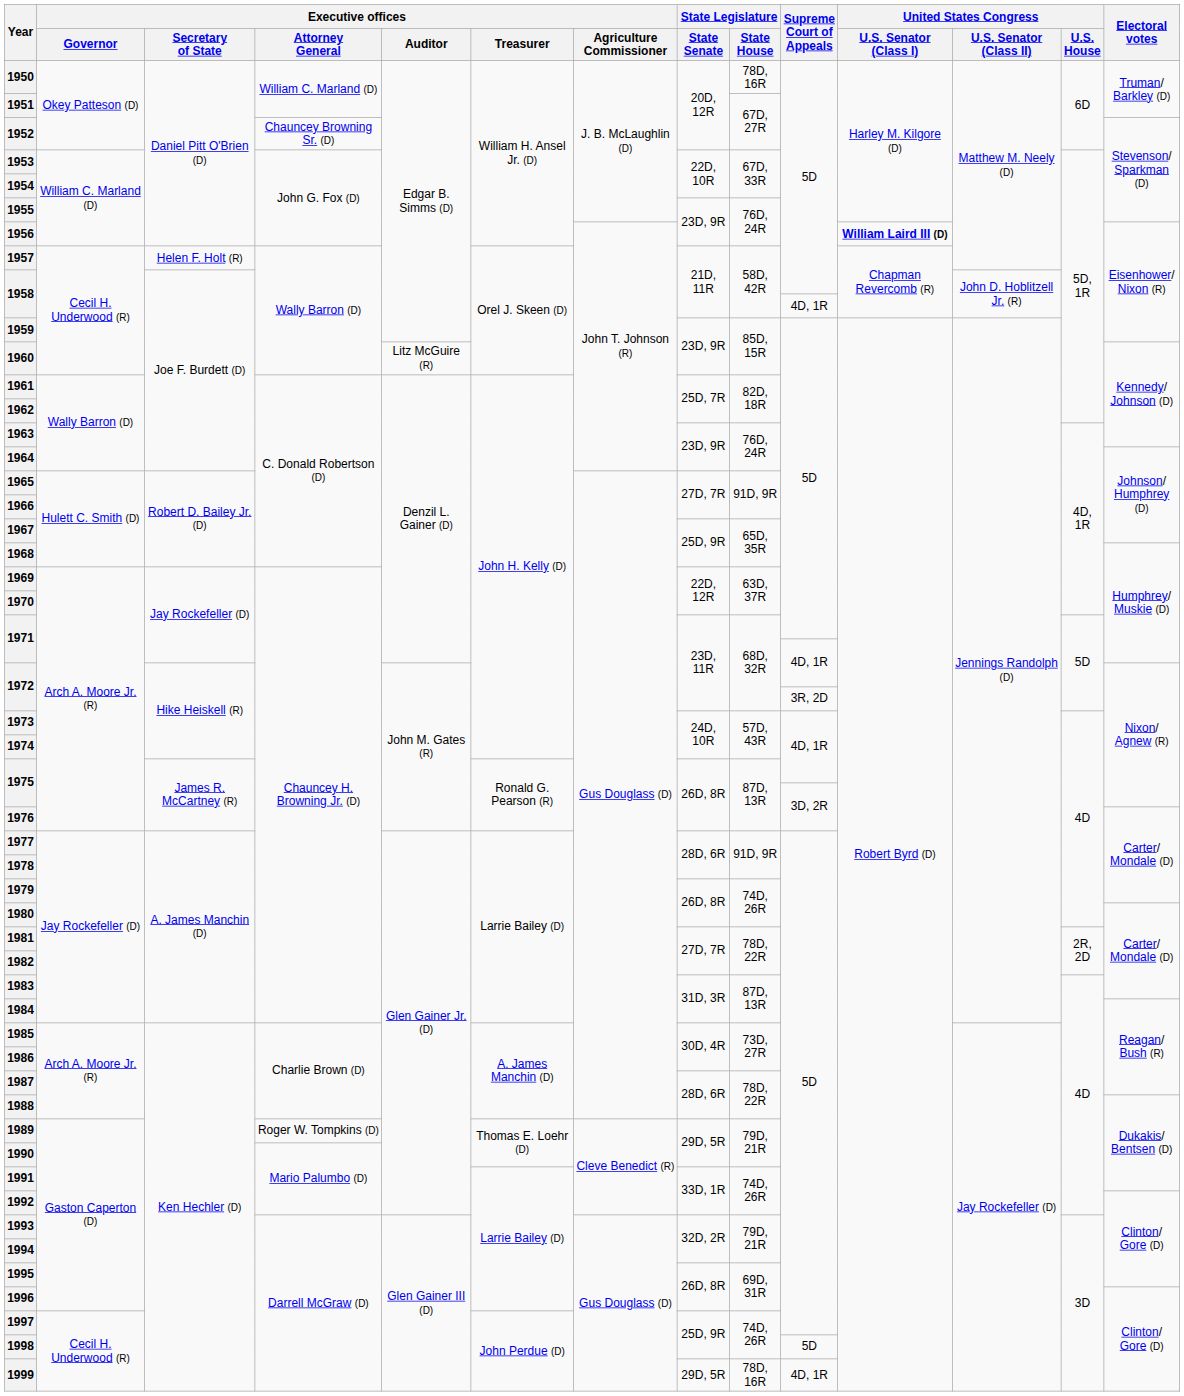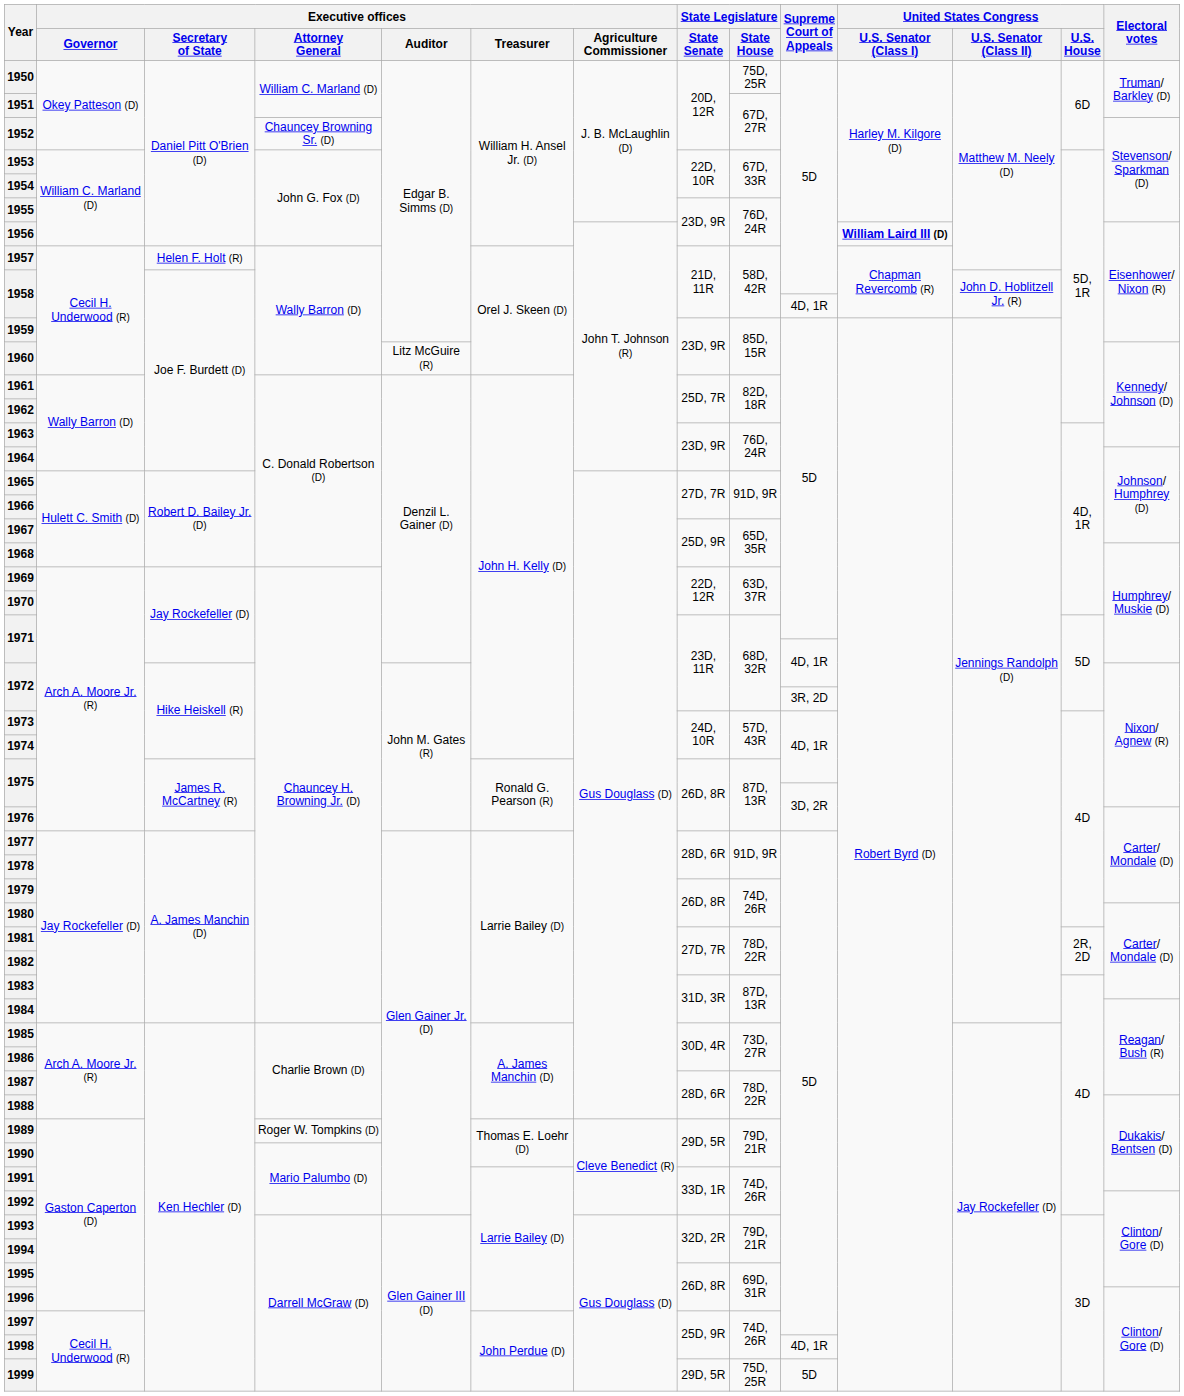(755, 77) 78D, 16R -> (755, 77) 75D, 25R
(809, 1346) 5D -> (809, 1346) 4D, 1R
(755, 1374) 78D, 16R -> (755, 1374) 75D, 25R
(809, 1374) 4D, 1R -> (809, 1374) 5D
